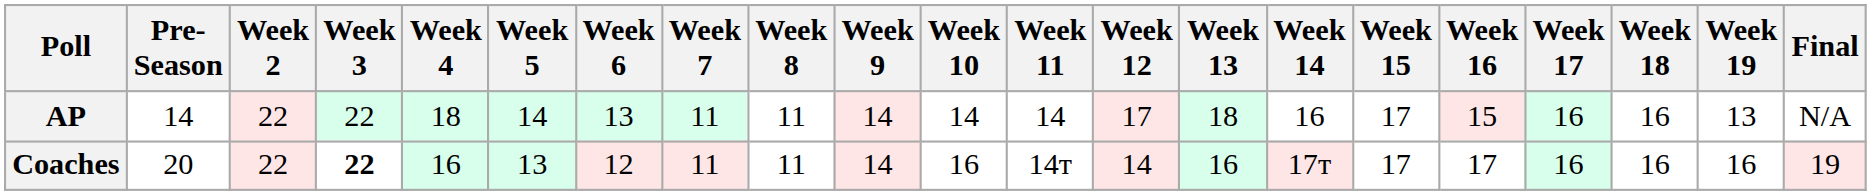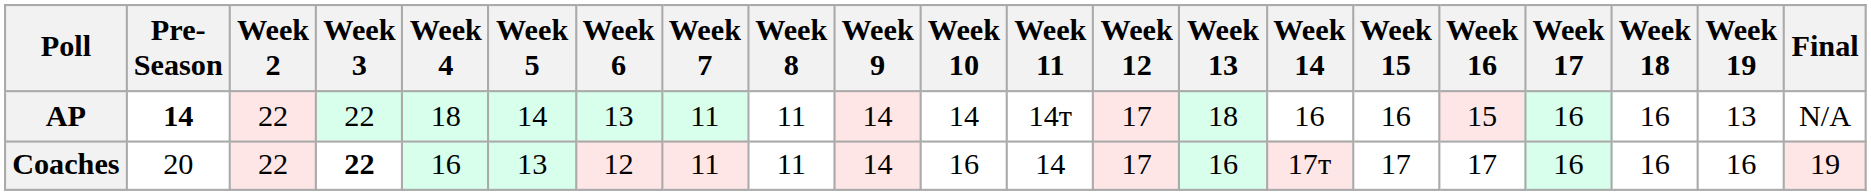(178, 115) normal -> (178, 115) bold
(1050, 115) 14 -> (1050, 115) 14т
(1396, 115) 17 -> (1396, 115) 16
(1050, 165) 14т -> (1050, 165) 14
(1137, 165) 14 -> (1137, 165) 17
